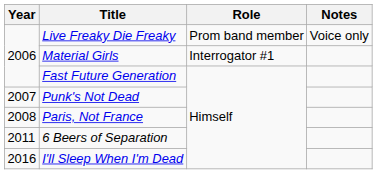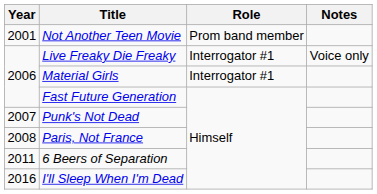+ row: (112, 35)
(247, 35) Prom band member -> (232, 55) Interrogator #1
